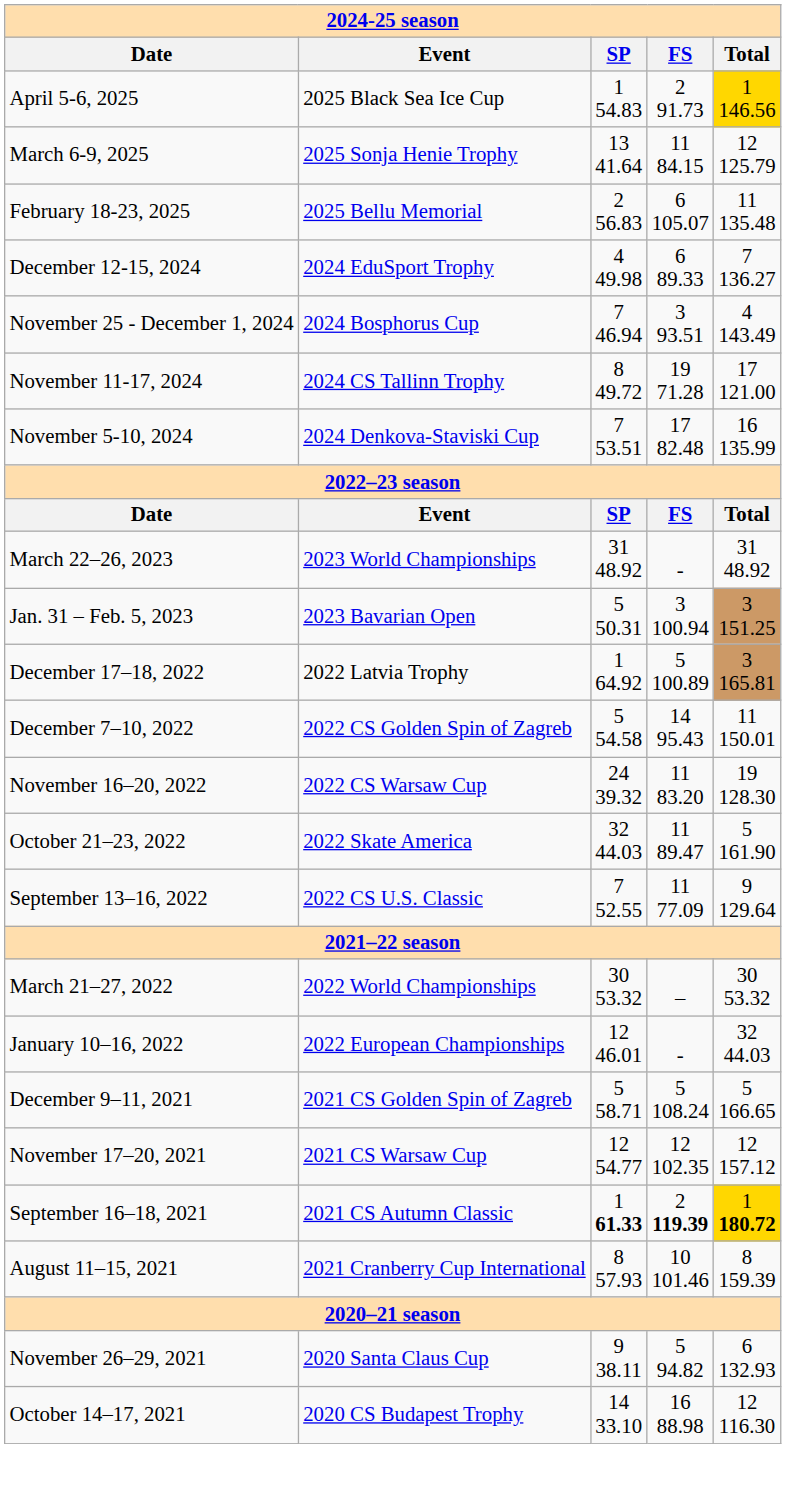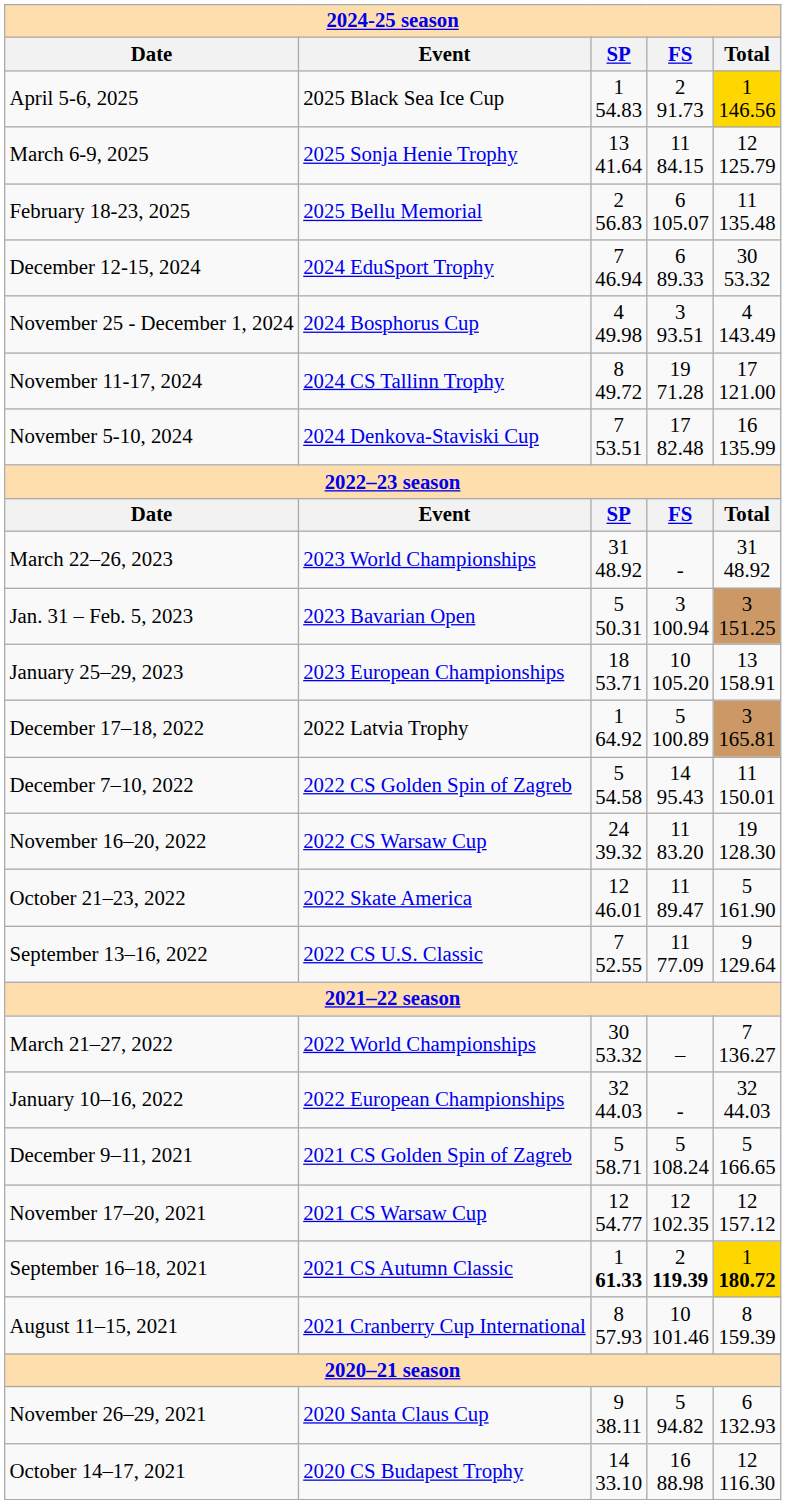(619, 267) 4 49.98 -> (619, 267) 7 46.94
(747, 267) 7 136.27 -> (747, 267) 30 53.32
(619, 324) 7 46.94 -> (619, 324) 4 49.98
+ row: (96, 672)
(619, 841) 32 44.03 -> (619, 897) 12 46.01
(747, 987) 30 53.32 -> (747, 1043) 7 136.27
(619, 1043) 12 46.01 -> (619, 1099) 32 44.03
